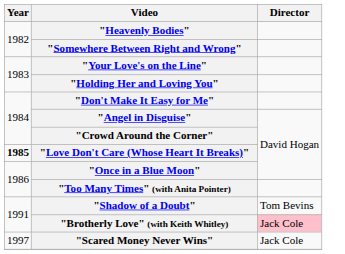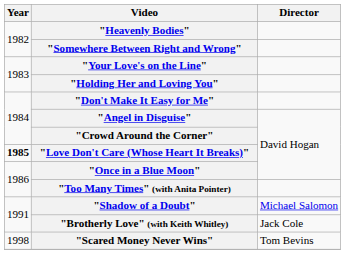(287, 205) Tom Bevins -> (299, 205) Michael Salomon
(282, 223) pink background -> (282, 223) no background
(18, 240) 1997 -> (18, 240) 1998
(282, 240) Jack Cole -> (287, 240) Tom Bevins
